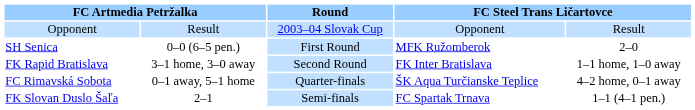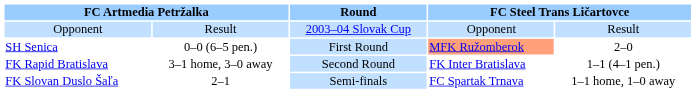(443, 46) no background -> (477, 46) lightsalmon background
(629, 63) 1–1 home, 1–0 away -> (623, 63) 1–1 (4–1 pen.)
- row: (58, 81)
(629, 98) 1–1 (4–1 pen.) -> (623, 81) 1–1 home, 1–0 away
